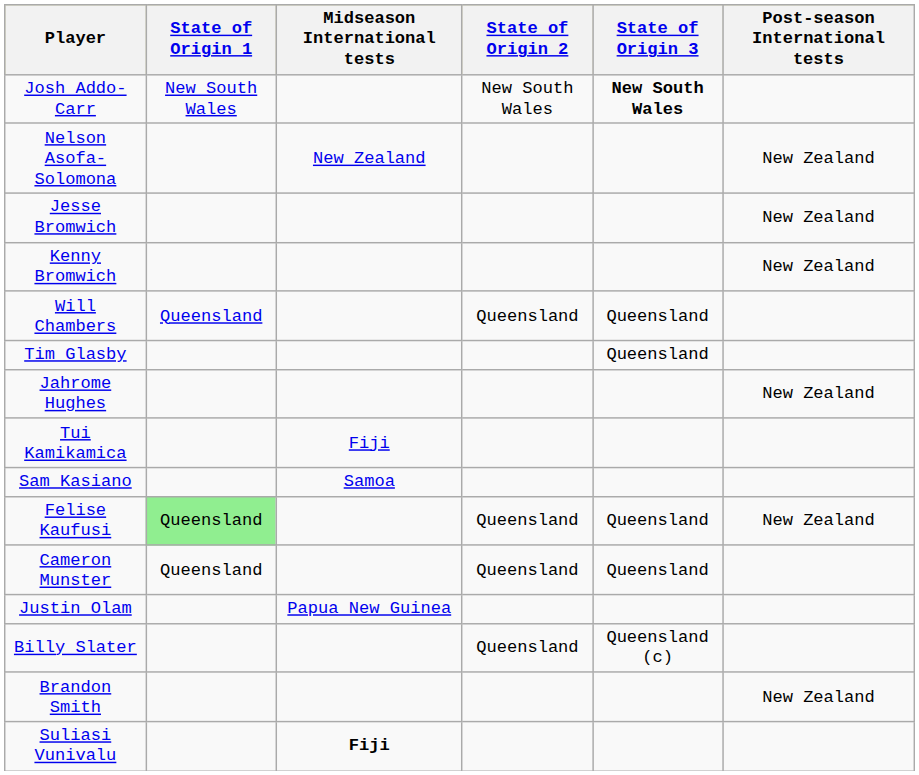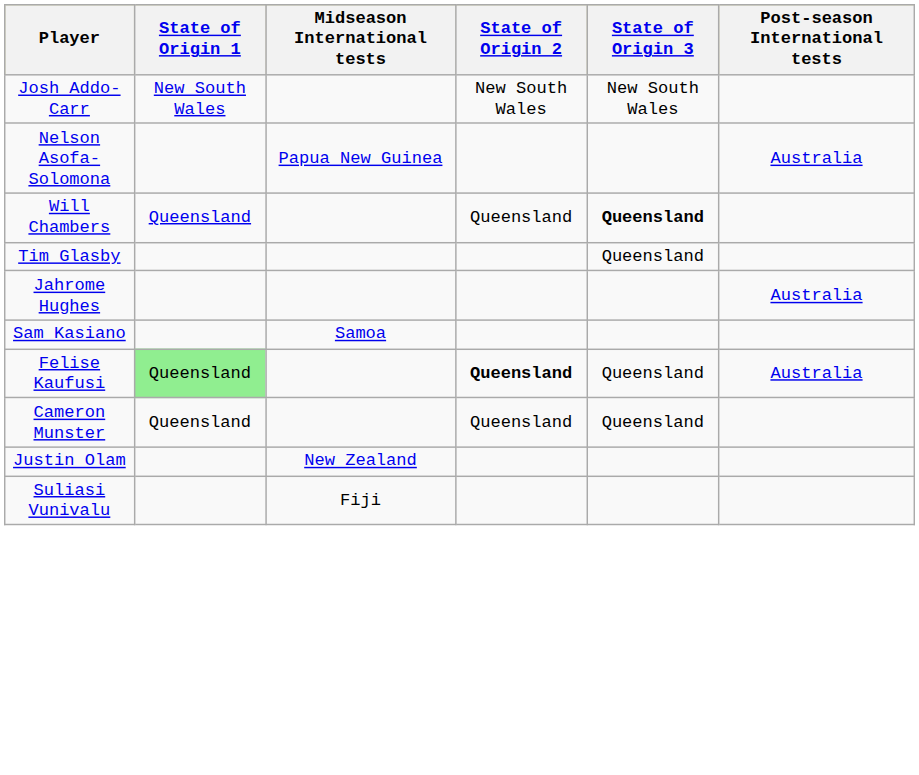(658, 99) bold -> (653, 99) normal
(369, 158) New Zealand -> (361, 158) Papua New Guinea
(818, 158) New Zealand -> (817, 158) Australia
- row: (75, 217)
- row: (75, 266)
(658, 316) normal -> (653, 217) bold
(818, 393) New Zealand -> (817, 295) Australia
- row: (75, 443)
(527, 520) normal -> (521, 373) bold
(818, 520) New Zealand -> (817, 373) Australia
(369, 608) Papua New Guinea -> (361, 461) New Zealand
- row: (75, 647)
- row: (75, 696)
(369, 746) bold -> (361, 500) normal
